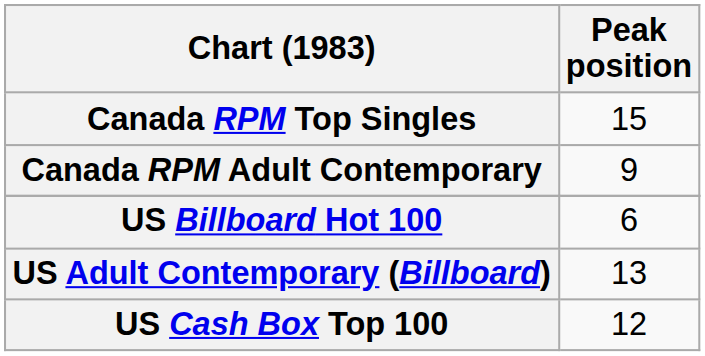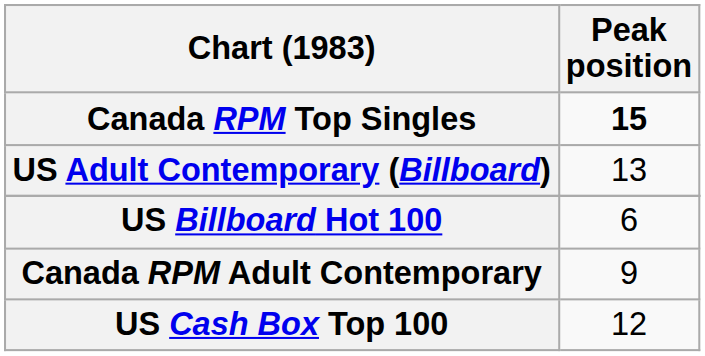(629, 118) normal -> (629, 118) bold
rows swapped: (282, 169) <-> (282, 272)
